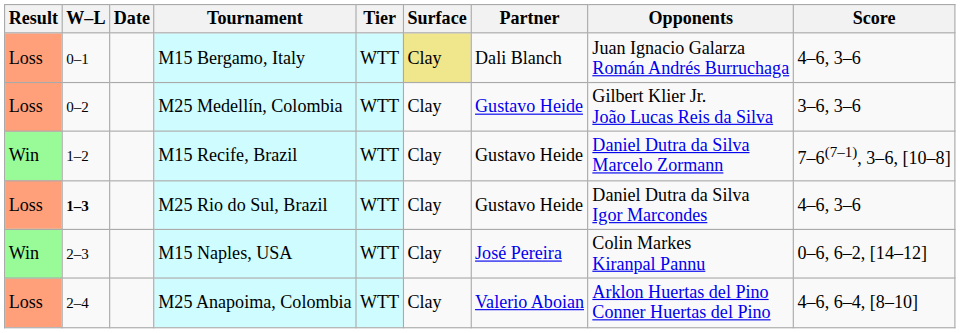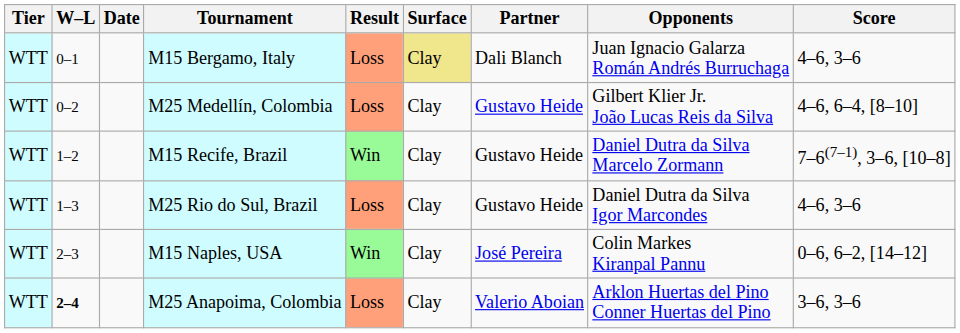columns swapped: (33, 18) <-> (380, 18)
(829, 106) 3–6, 3–6 -> (858, 106) 4–6, 6–4, [8–10]
(78, 204) bold -> (68, 205) normal
(78, 303) normal -> (68, 302) bold
(858, 302) 4–6, 6–4, [8–10] -> (829, 302) 3–6, 3–6
